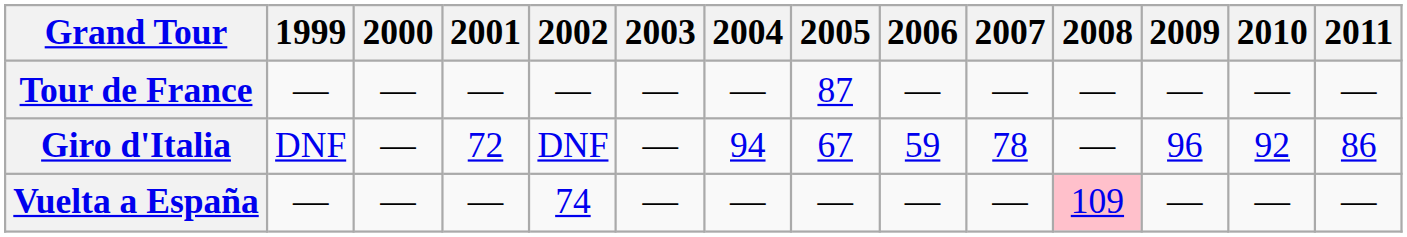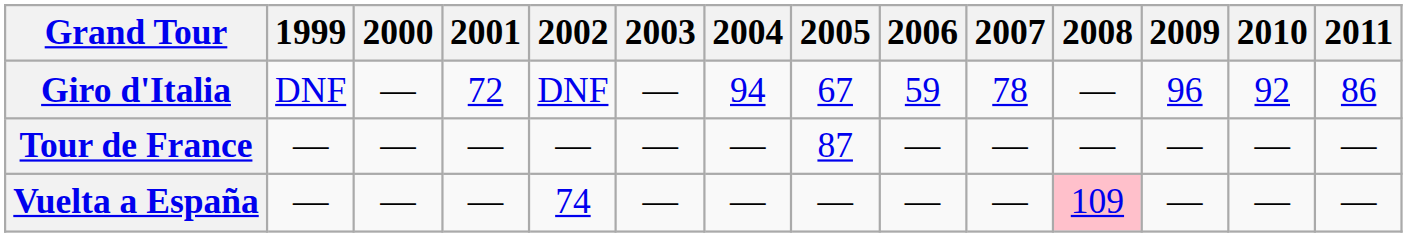rows swapped: (136, 145) <-> (136, 88)
